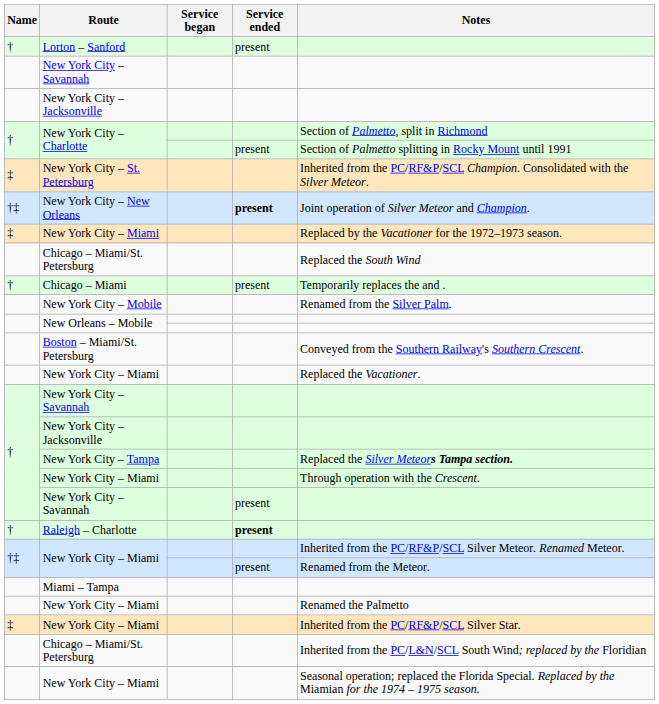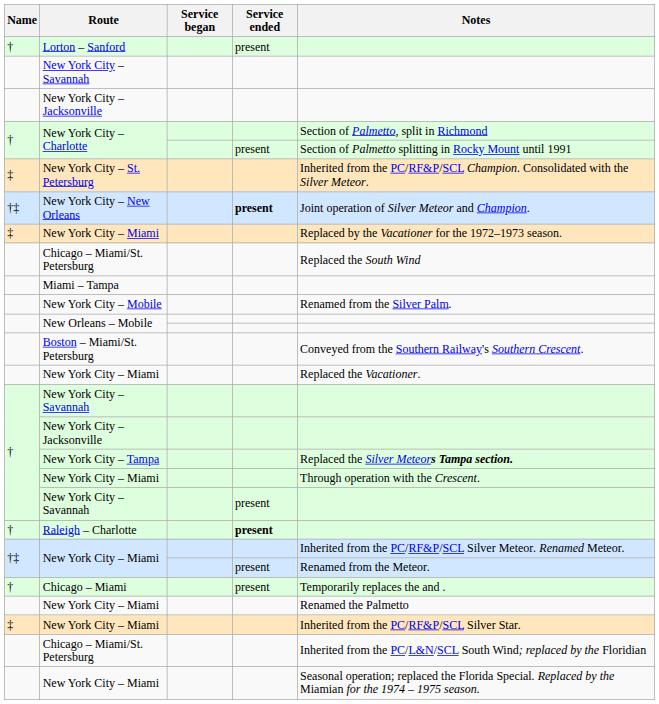rows swapped: (10, 285) <-> (22, 587)
